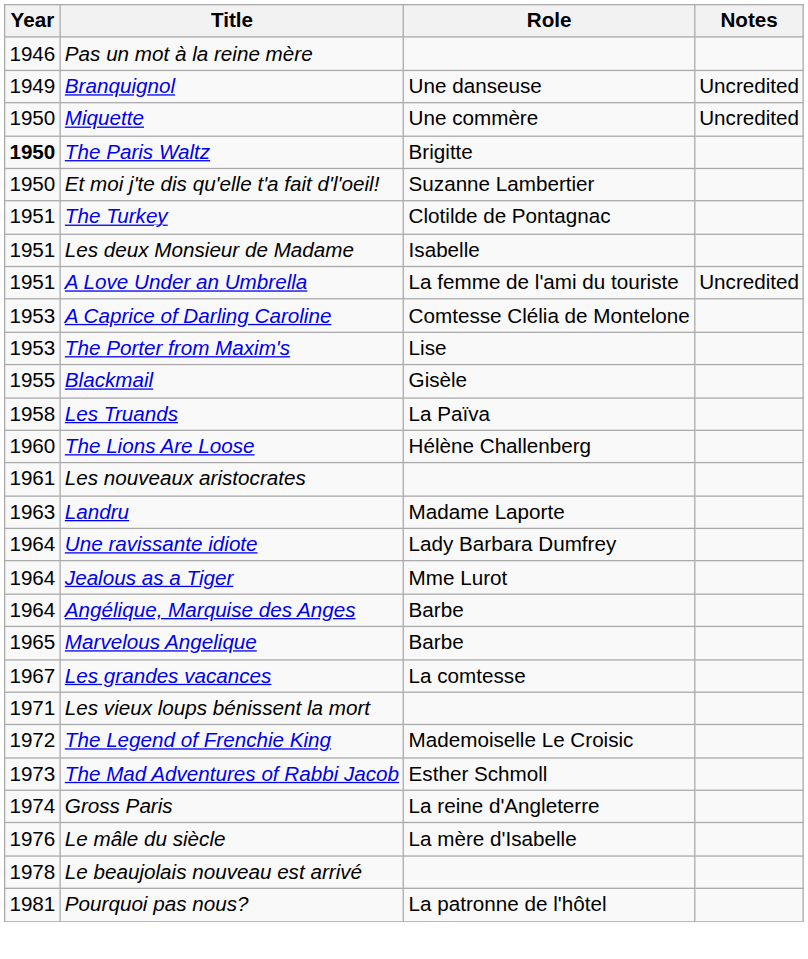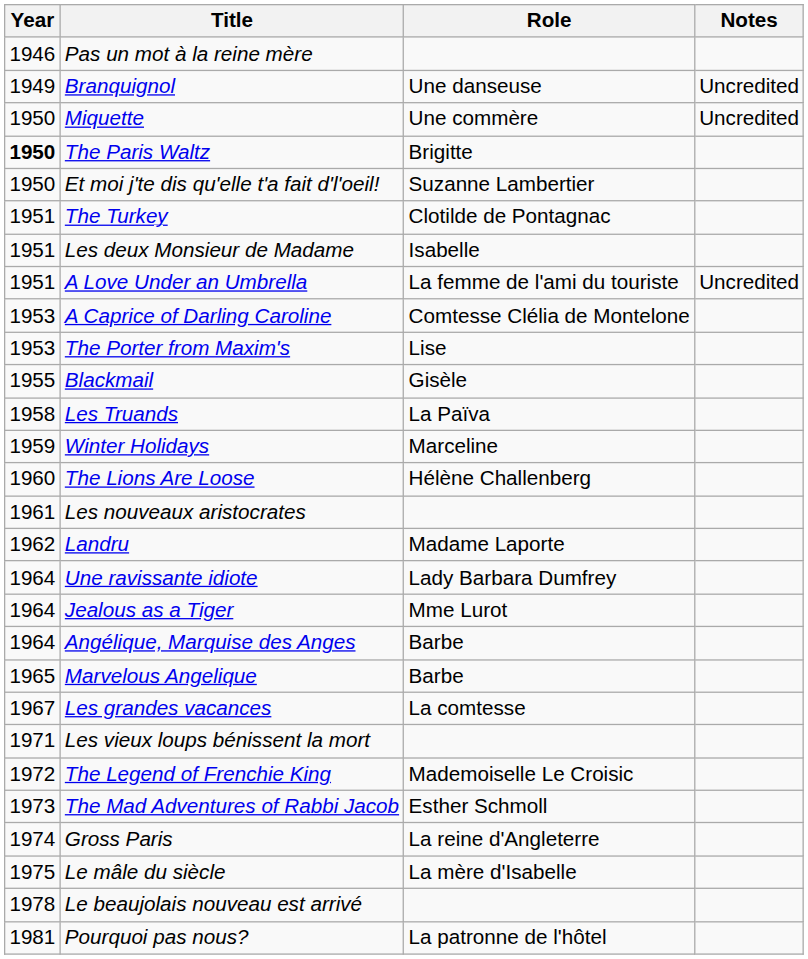+ row: (137, 446)
(32, 511) 1963 -> (32, 544) 1962
(32, 839) 1976 -> (32, 871) 1975
